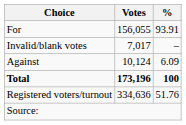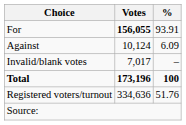(134, 29) normal -> (134, 29) bold
rows swapped: (23, 62) <-> (47, 45)
